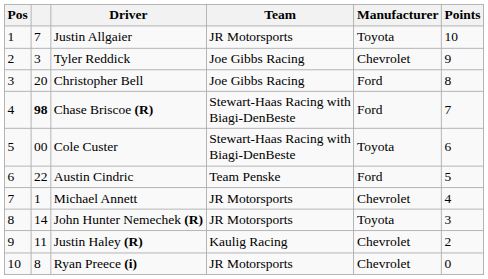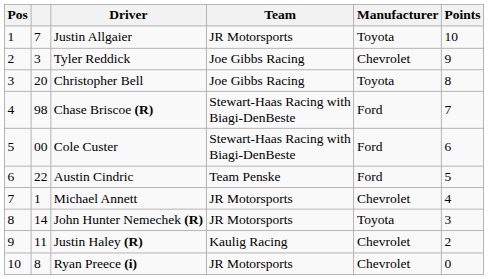(370, 80) Ford -> (376, 80) Toyota
(41, 109) bold -> (41, 109) normal
(376, 146) Toyota -> (370, 146) Ford
